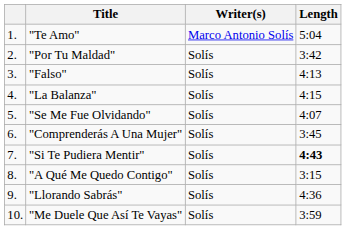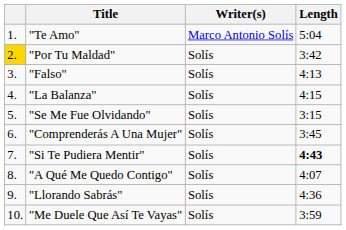(12, 54) no background -> (12, 54) gold background
(310, 114) 4:07 -> (310, 114) 3:15
(310, 174) 3:15 -> (310, 174) 4:07
